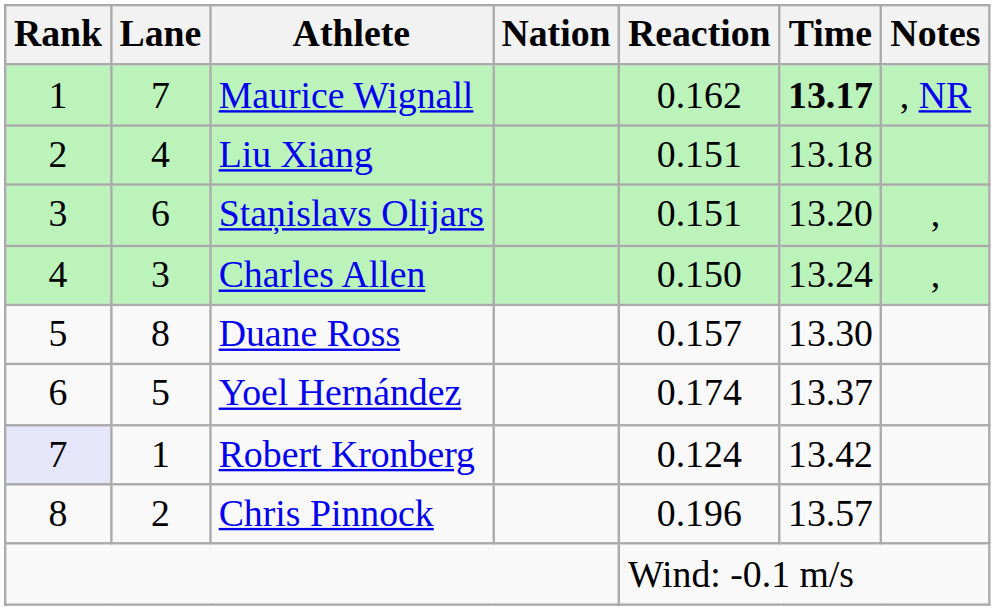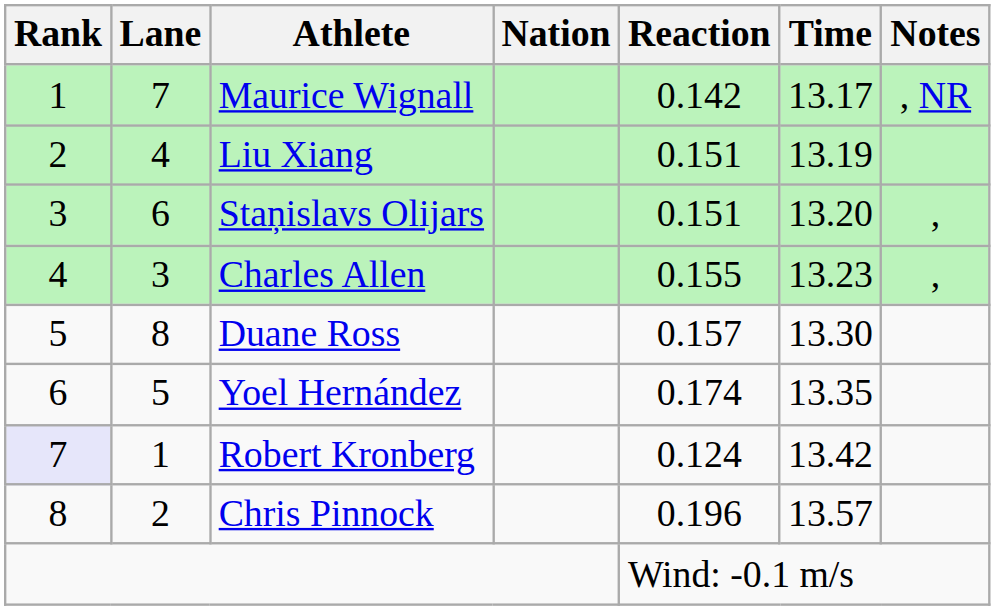(699, 94) 0.162 -> (699, 94) 0.142
(830, 94) bold -> (830, 94) normal
(830, 154) 13.18 -> (830, 154) 13.19
(699, 273) 0.150 -> (699, 273) 0.155
(830, 273) 13.24 -> (830, 273) 13.23
(830, 393) 13.37 -> (830, 393) 13.35
